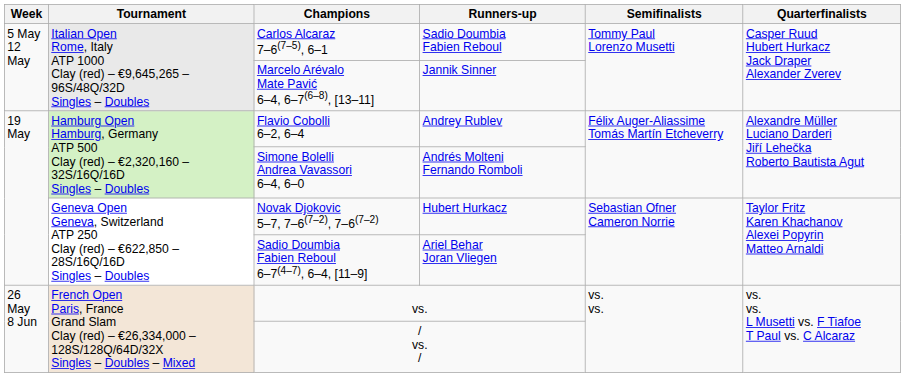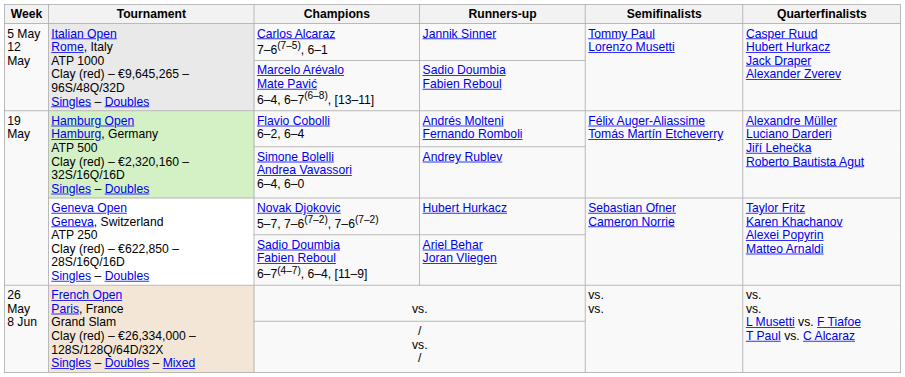(464, 40) Sadio Doumbia Fabien Reboul -> (459, 33) Jannik Sinner
(459, 70) Jannik Sinner -> (464, 77) Sadio Doumbia Fabien Reboul
(462, 121) Andrey Rublev -> (473, 128) Andrés Molteni Fernando Romboli
(473, 164) Andrés Molteni Fernando Romboli -> (462, 157) Andrey Rublev
